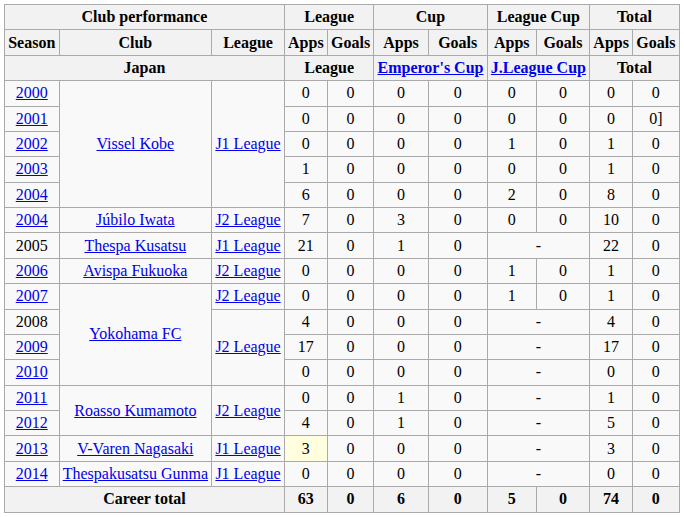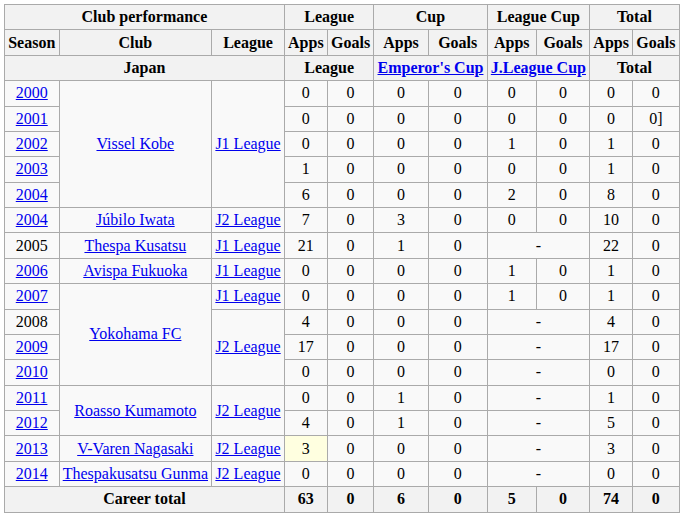(248, 270) J2 League -> (248, 270) J1 League
(248, 296) J2 League -> (248, 296) J1 League
(248, 448) J1 League -> (248, 448) J2 League
(248, 473) J1 League -> (248, 473) J2 League
